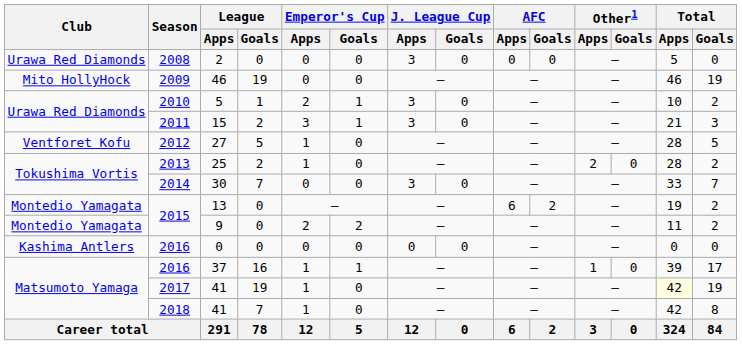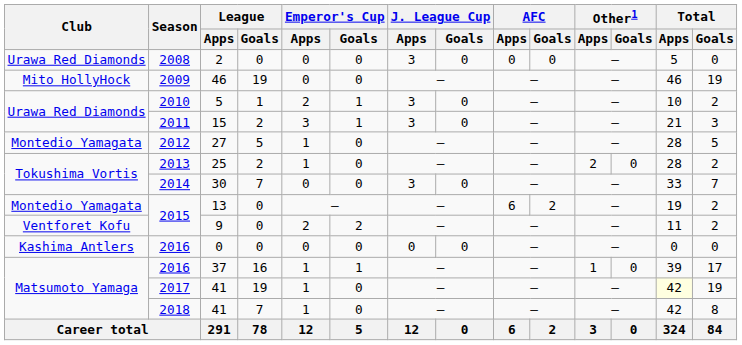(77, 143) Ventforet Kofu -> (77, 143) Montedio Yamagata
(77, 226) Montedio Yamagata -> (77, 226) Ventforet Kofu
